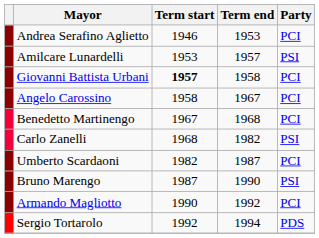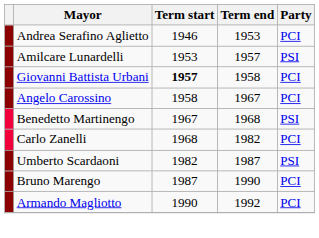(290, 118) PCI -> (290, 118) PSI
(290, 139) PSI -> (290, 139) PCI
(290, 160) PCI -> (290, 160) PSI
(290, 181) PSI -> (290, 181) PCI
- row: (60, 222)
